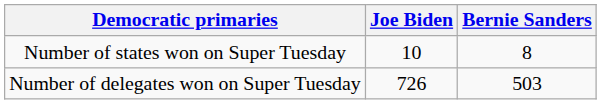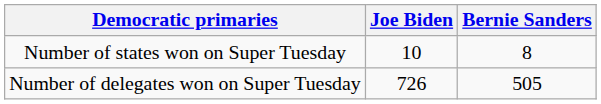(527, 83) 503 -> (527, 83) 505
